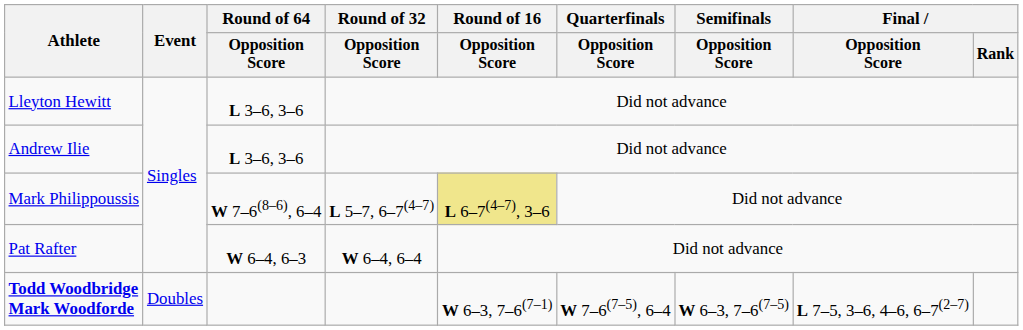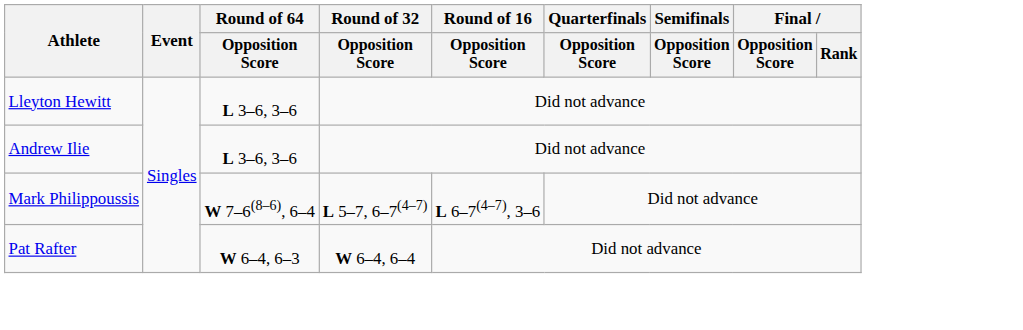(497, 209) khaki background -> (488, 209) no background
- row: (73, 298)
